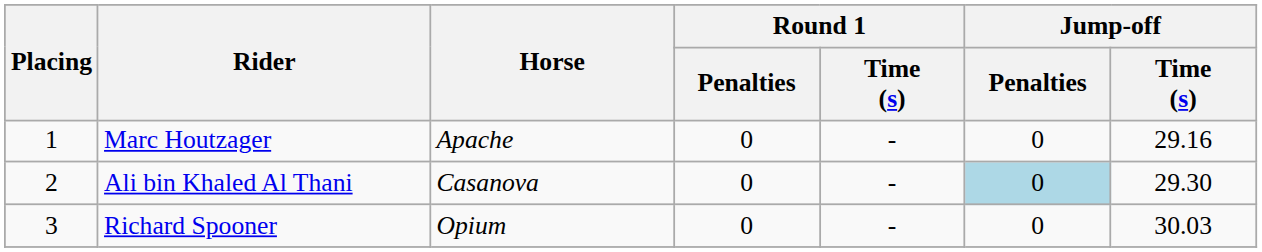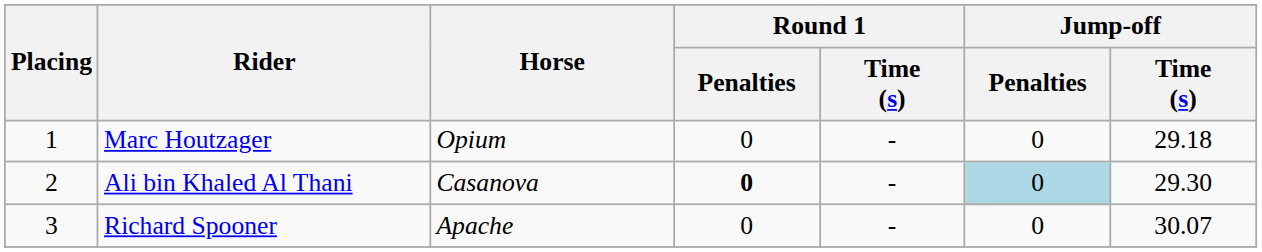(475, 140) Apache -> (471, 140) Opium
(1183, 140) 29.16 -> (1183, 140) 29.18
(747, 183) normal -> (747, 183) bold
(471, 225) Opium -> (475, 225) Apache
(1183, 225) 30.03 -> (1183, 225) 30.07
